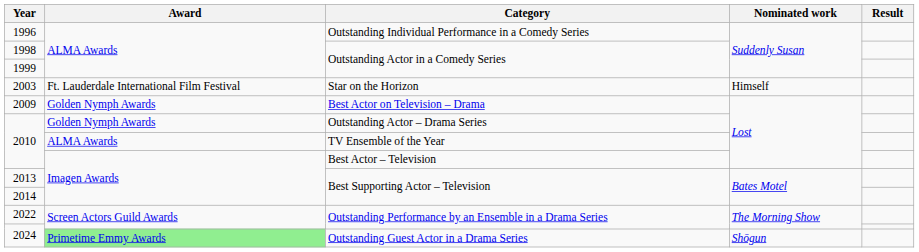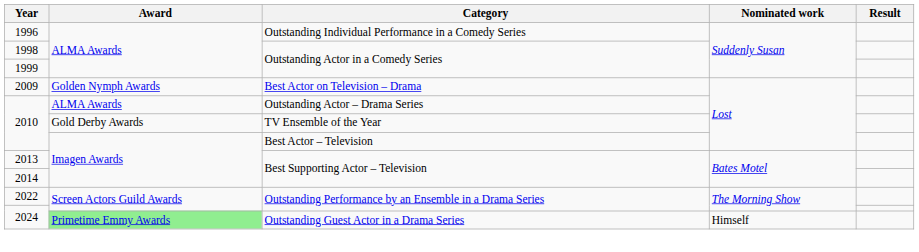- row: (24, 86)
(101, 123) Golden Nymph Awards -> (87, 104) ALMA Awards
(82, 141) ALMA Awards -> (97, 123) Gold Derby Awards
(749, 238) Shōgun -> (730, 219) Himself
